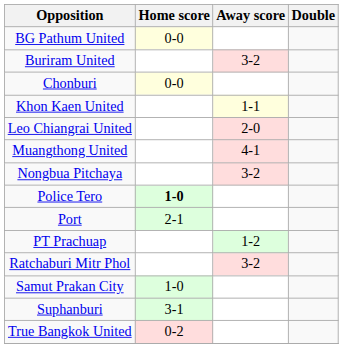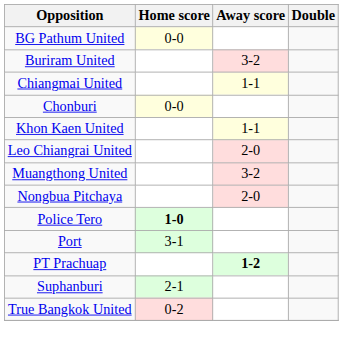+ row: (70, 83)
(251, 151) 4-1 -> (251, 173) 3-2
(251, 173) 3-2 -> (251, 196) 2-0
(174, 219) 2-1 -> (174, 241) 3-1
(251, 241) normal -> (251, 264) bold
- row: (70, 264)
- row: (70, 286)
(174, 309) 3-1 -> (174, 286) 2-1
